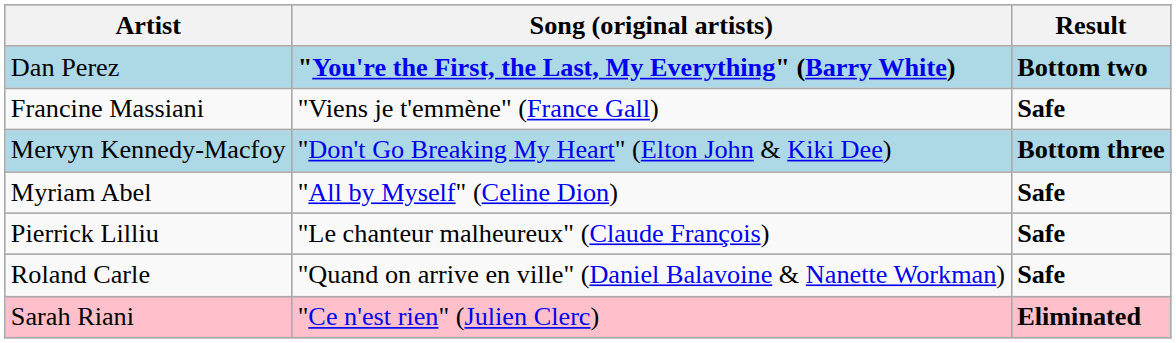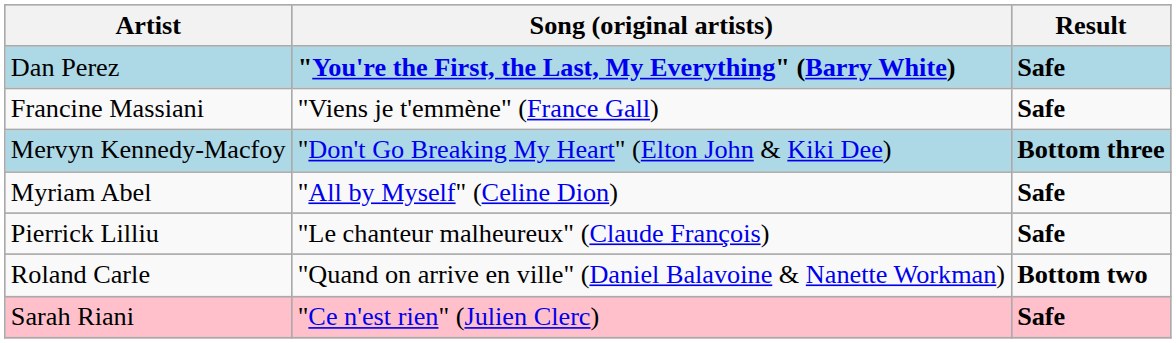(1082, 66) Bottom two -> (1041, 66) Safe
(1041, 274) Safe -> (1082, 274) Bottom two
(1079, 316) Eliminated -> (1041, 316) Safe
